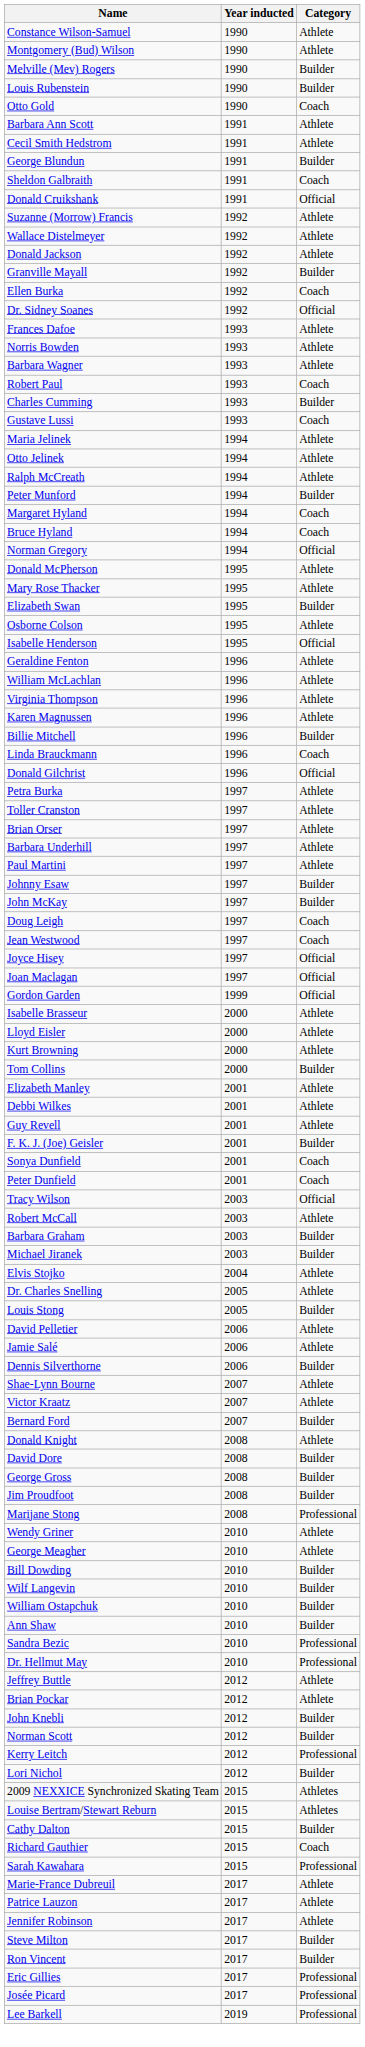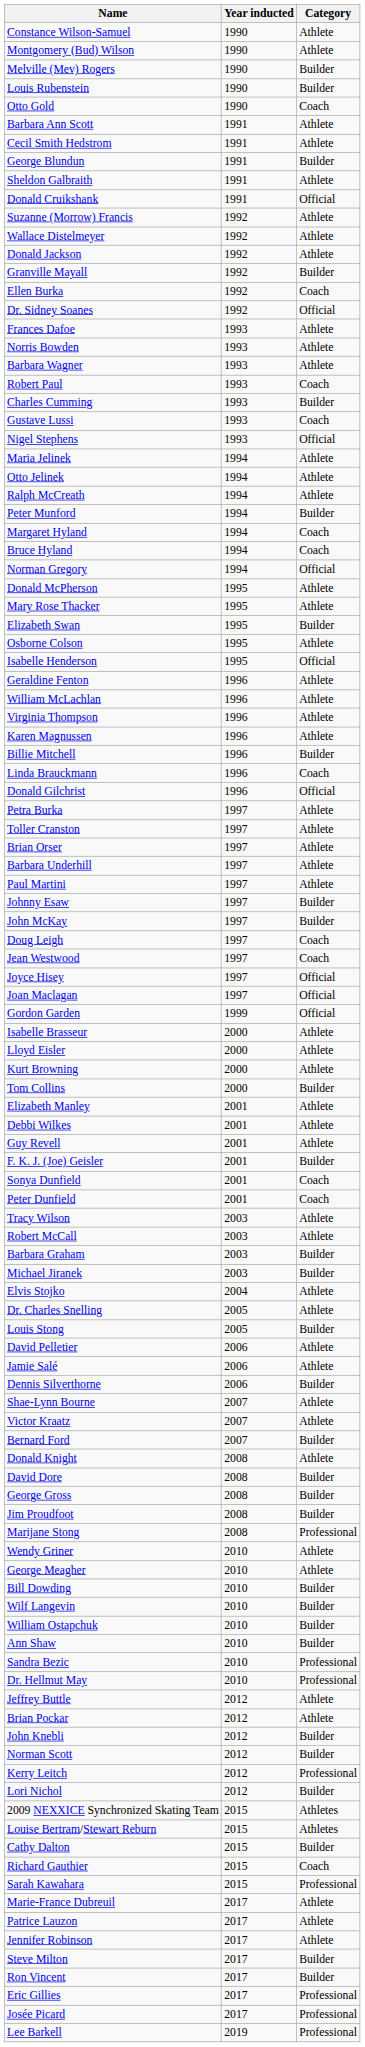(314, 180) Coach -> (316, 180) Athlete
+ row: (43, 439)
(317, 1199) Official -> (316, 1217) Athlete
